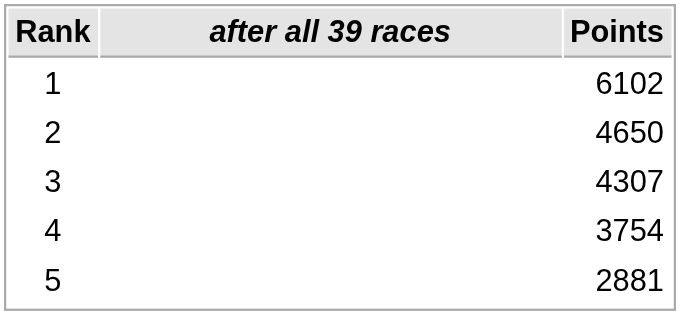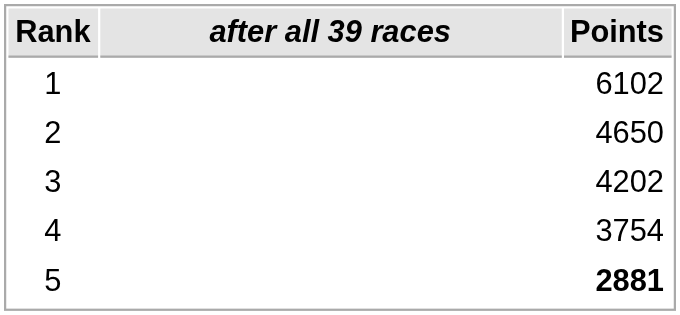(630, 182) 4307 -> (630, 182) 4202
(630, 281) normal -> (630, 281) bold
